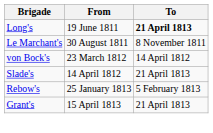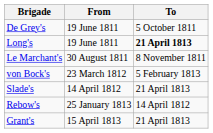+ row: (26, 27)
(163, 58) 14 April 1812 -> (168, 74) 5 February 1813
(168, 89) 5 February 1813 -> (163, 105) 14 April 1812
